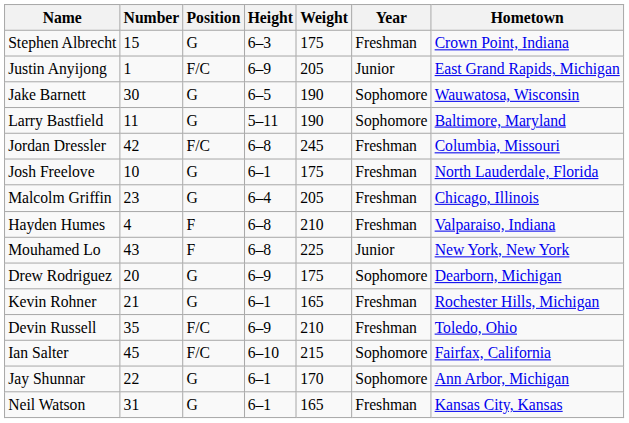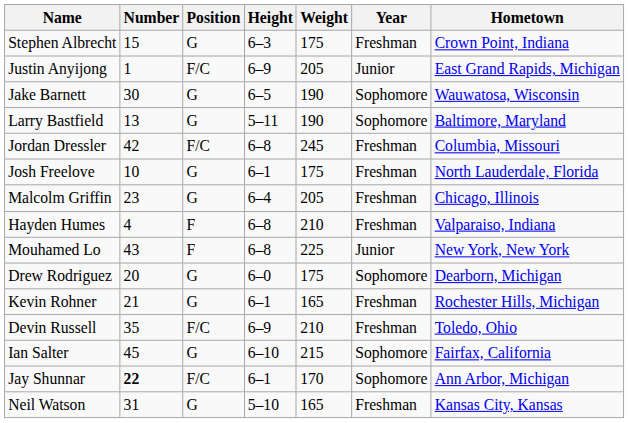(131, 120) 11 -> (131, 120) 13
(259, 275) 6–9 -> (259, 275) 6–0
(198, 353) F/C -> (192, 353) G
(131, 378) normal -> (131, 378) bold
(192, 378) G -> (198, 378) F/C
(259, 404) 6–1 -> (263, 404) 5–10
